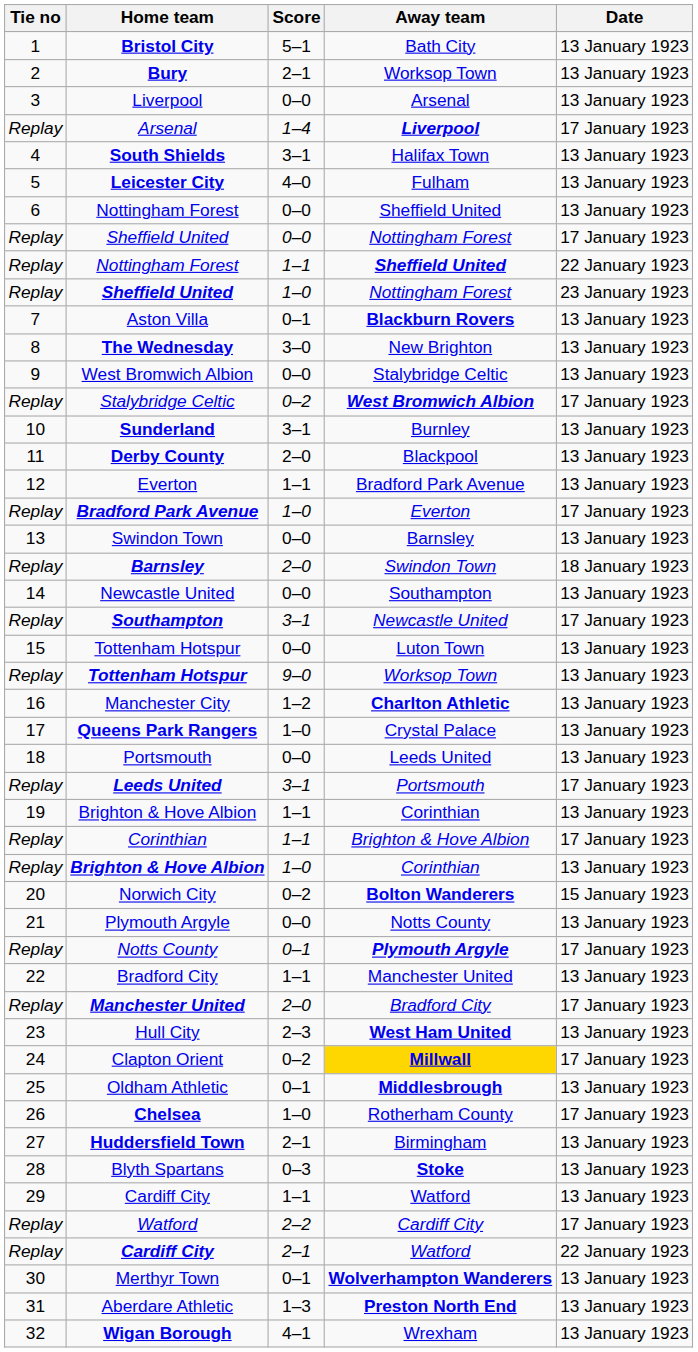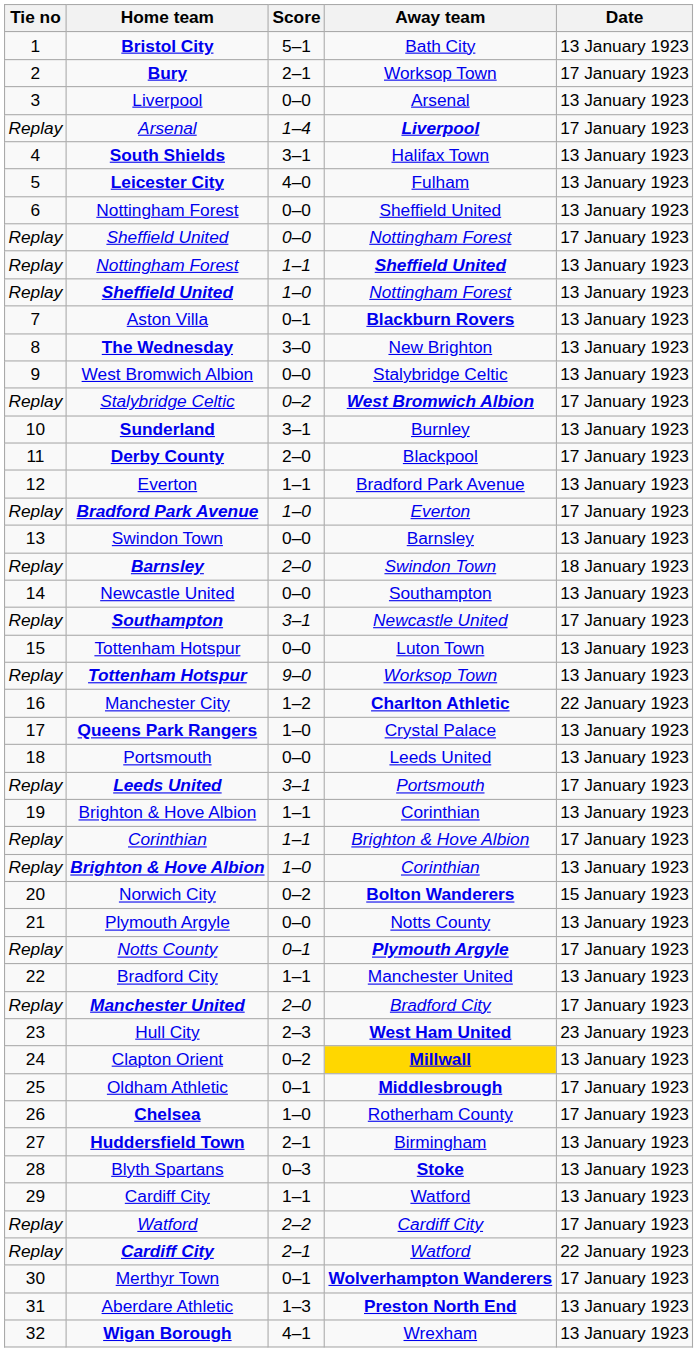(625, 73) 13 January 1923 -> (625, 73) 17 January 1923
(625, 264) 22 January 1923 -> (625, 264) 13 January 1923
(625, 292) 23 January 1923 -> (625, 292) 13 January 1923
(625, 456) 13 January 1923 -> (625, 456) 17 January 1923
(625, 703) 13 January 1923 -> (625, 703) 22 January 1923
(625, 1032) 13 January 1923 -> (625, 1032) 23 January 1923
(625, 1059) 17 January 1923 -> (625, 1059) 13 January 1923
(625, 1086) 13 January 1923 -> (625, 1086) 17 January 1923
(625, 1278) 13 January 1923 -> (625, 1278) 17 January 1923
